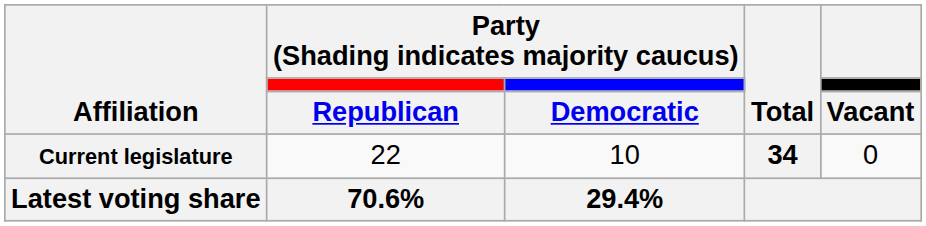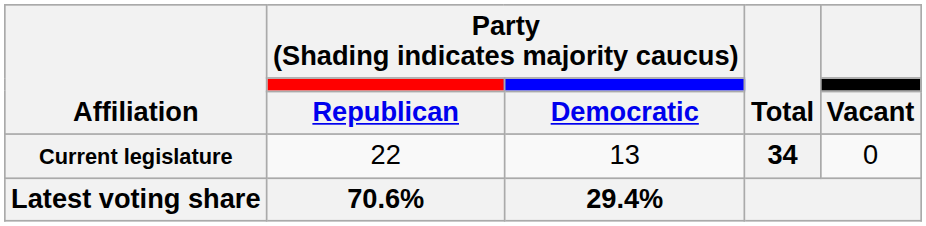(625, 155) 10 -> (625, 155) 13
